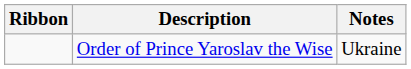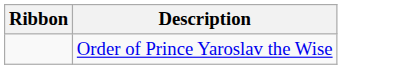- column: (371, 19)
